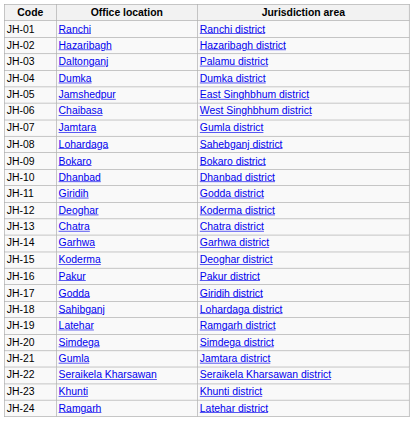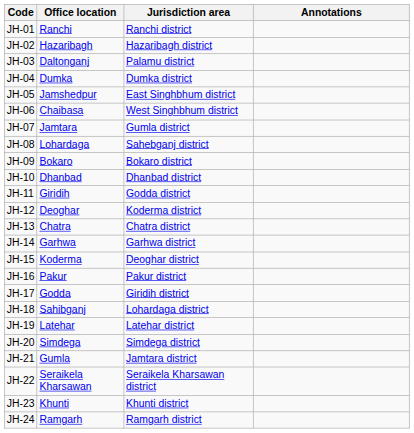+ column: (331, 12)
(238, 326) Ramgarh district -> (160, 326) Latehar district
(234, 408) Latehar district -> (164, 420) Ramgarh district
